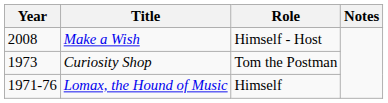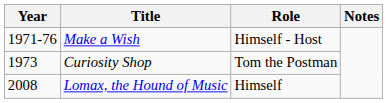(23, 39) 2008 -> (32, 39) 1971-76
(32, 86) 1971-76 -> (23, 86) 2008
